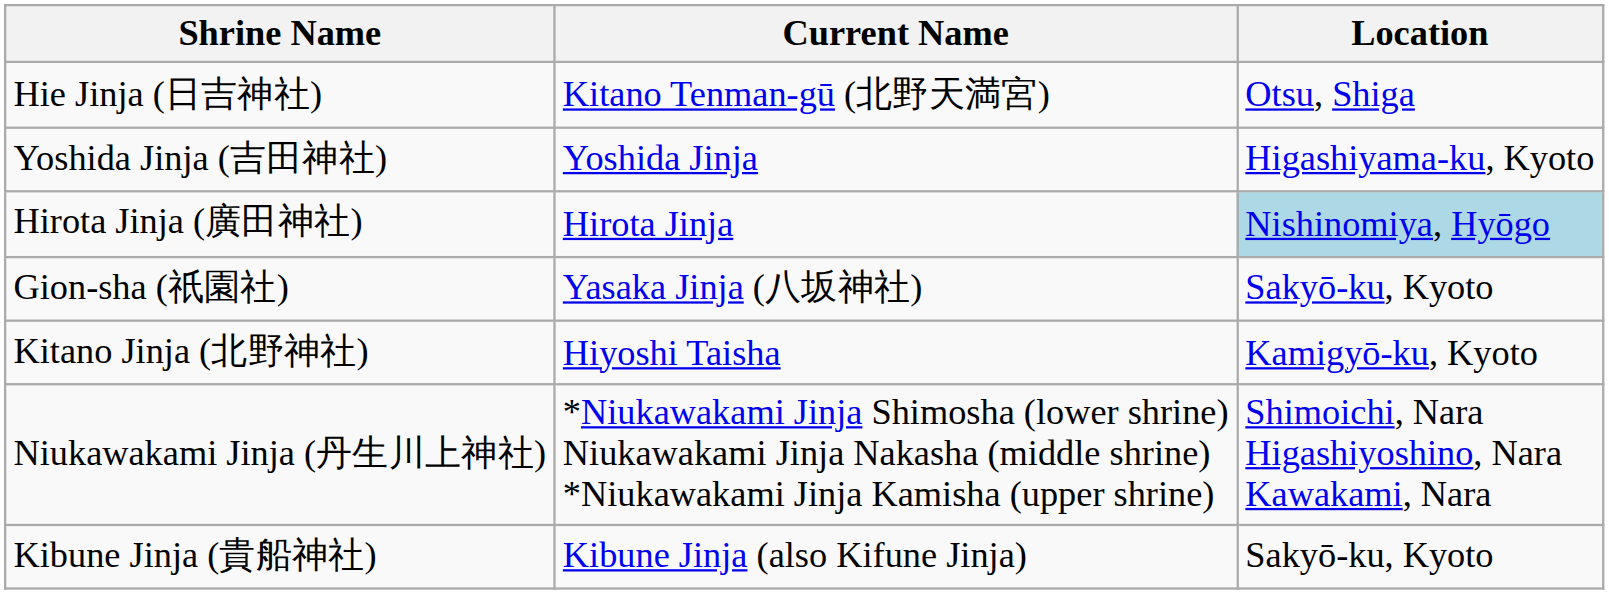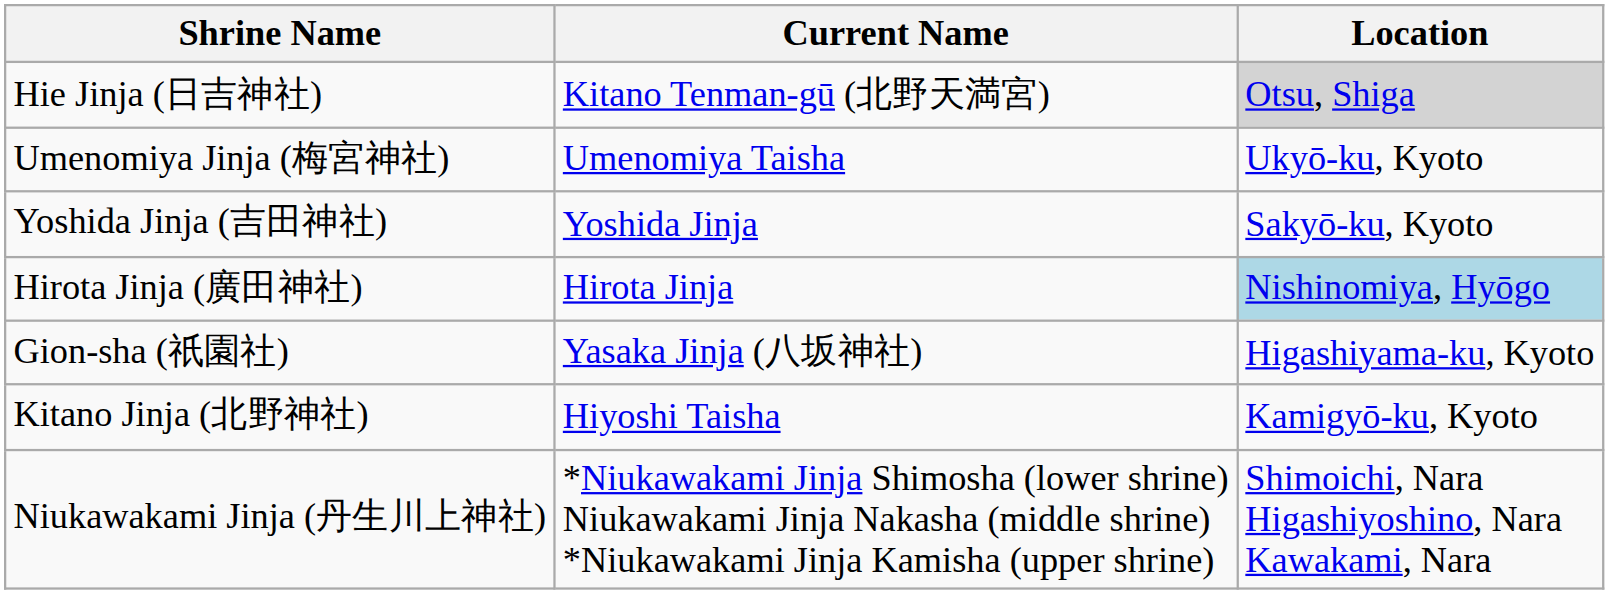(1330, 94) no background -> (1330, 94) lightgrey background
+ row: (231, 157)
(1420, 158) Higashiyama-ku, Kyoto -> (1369, 223) Sakyō-ku, Kyoto
(1369, 287) Sakyō-ku, Kyoto -> (1420, 351) Higashiyama-ku, Kyoto
- row: (195, 554)
